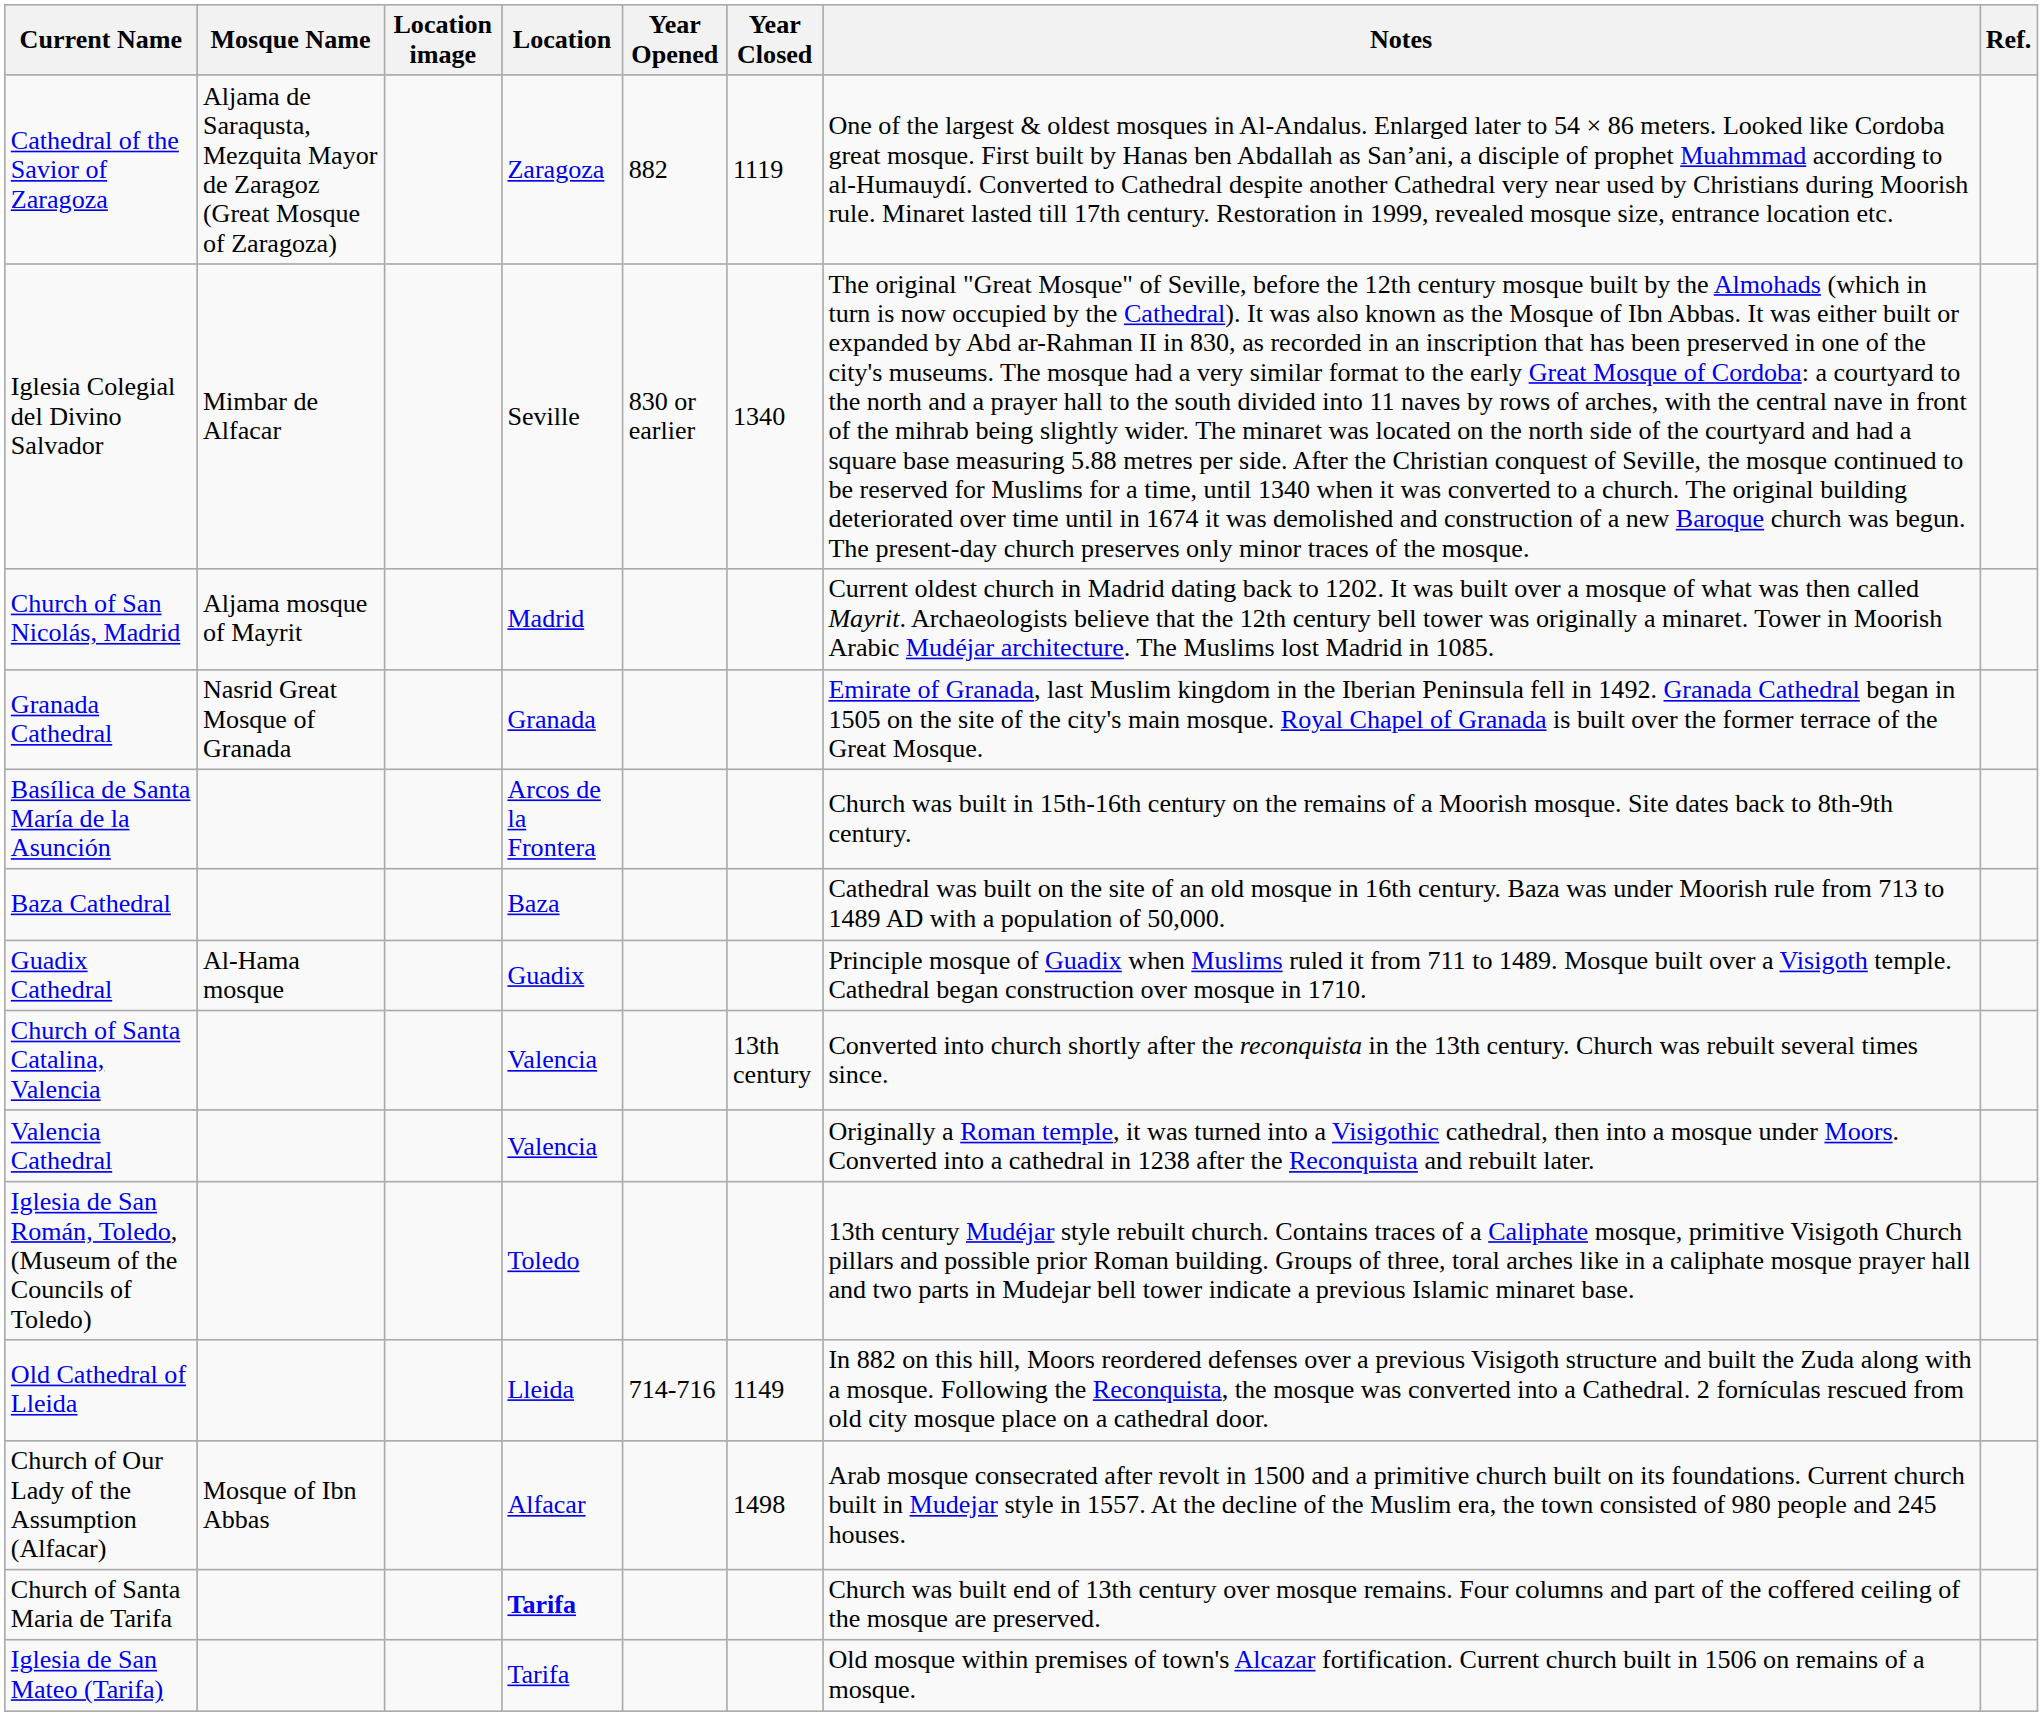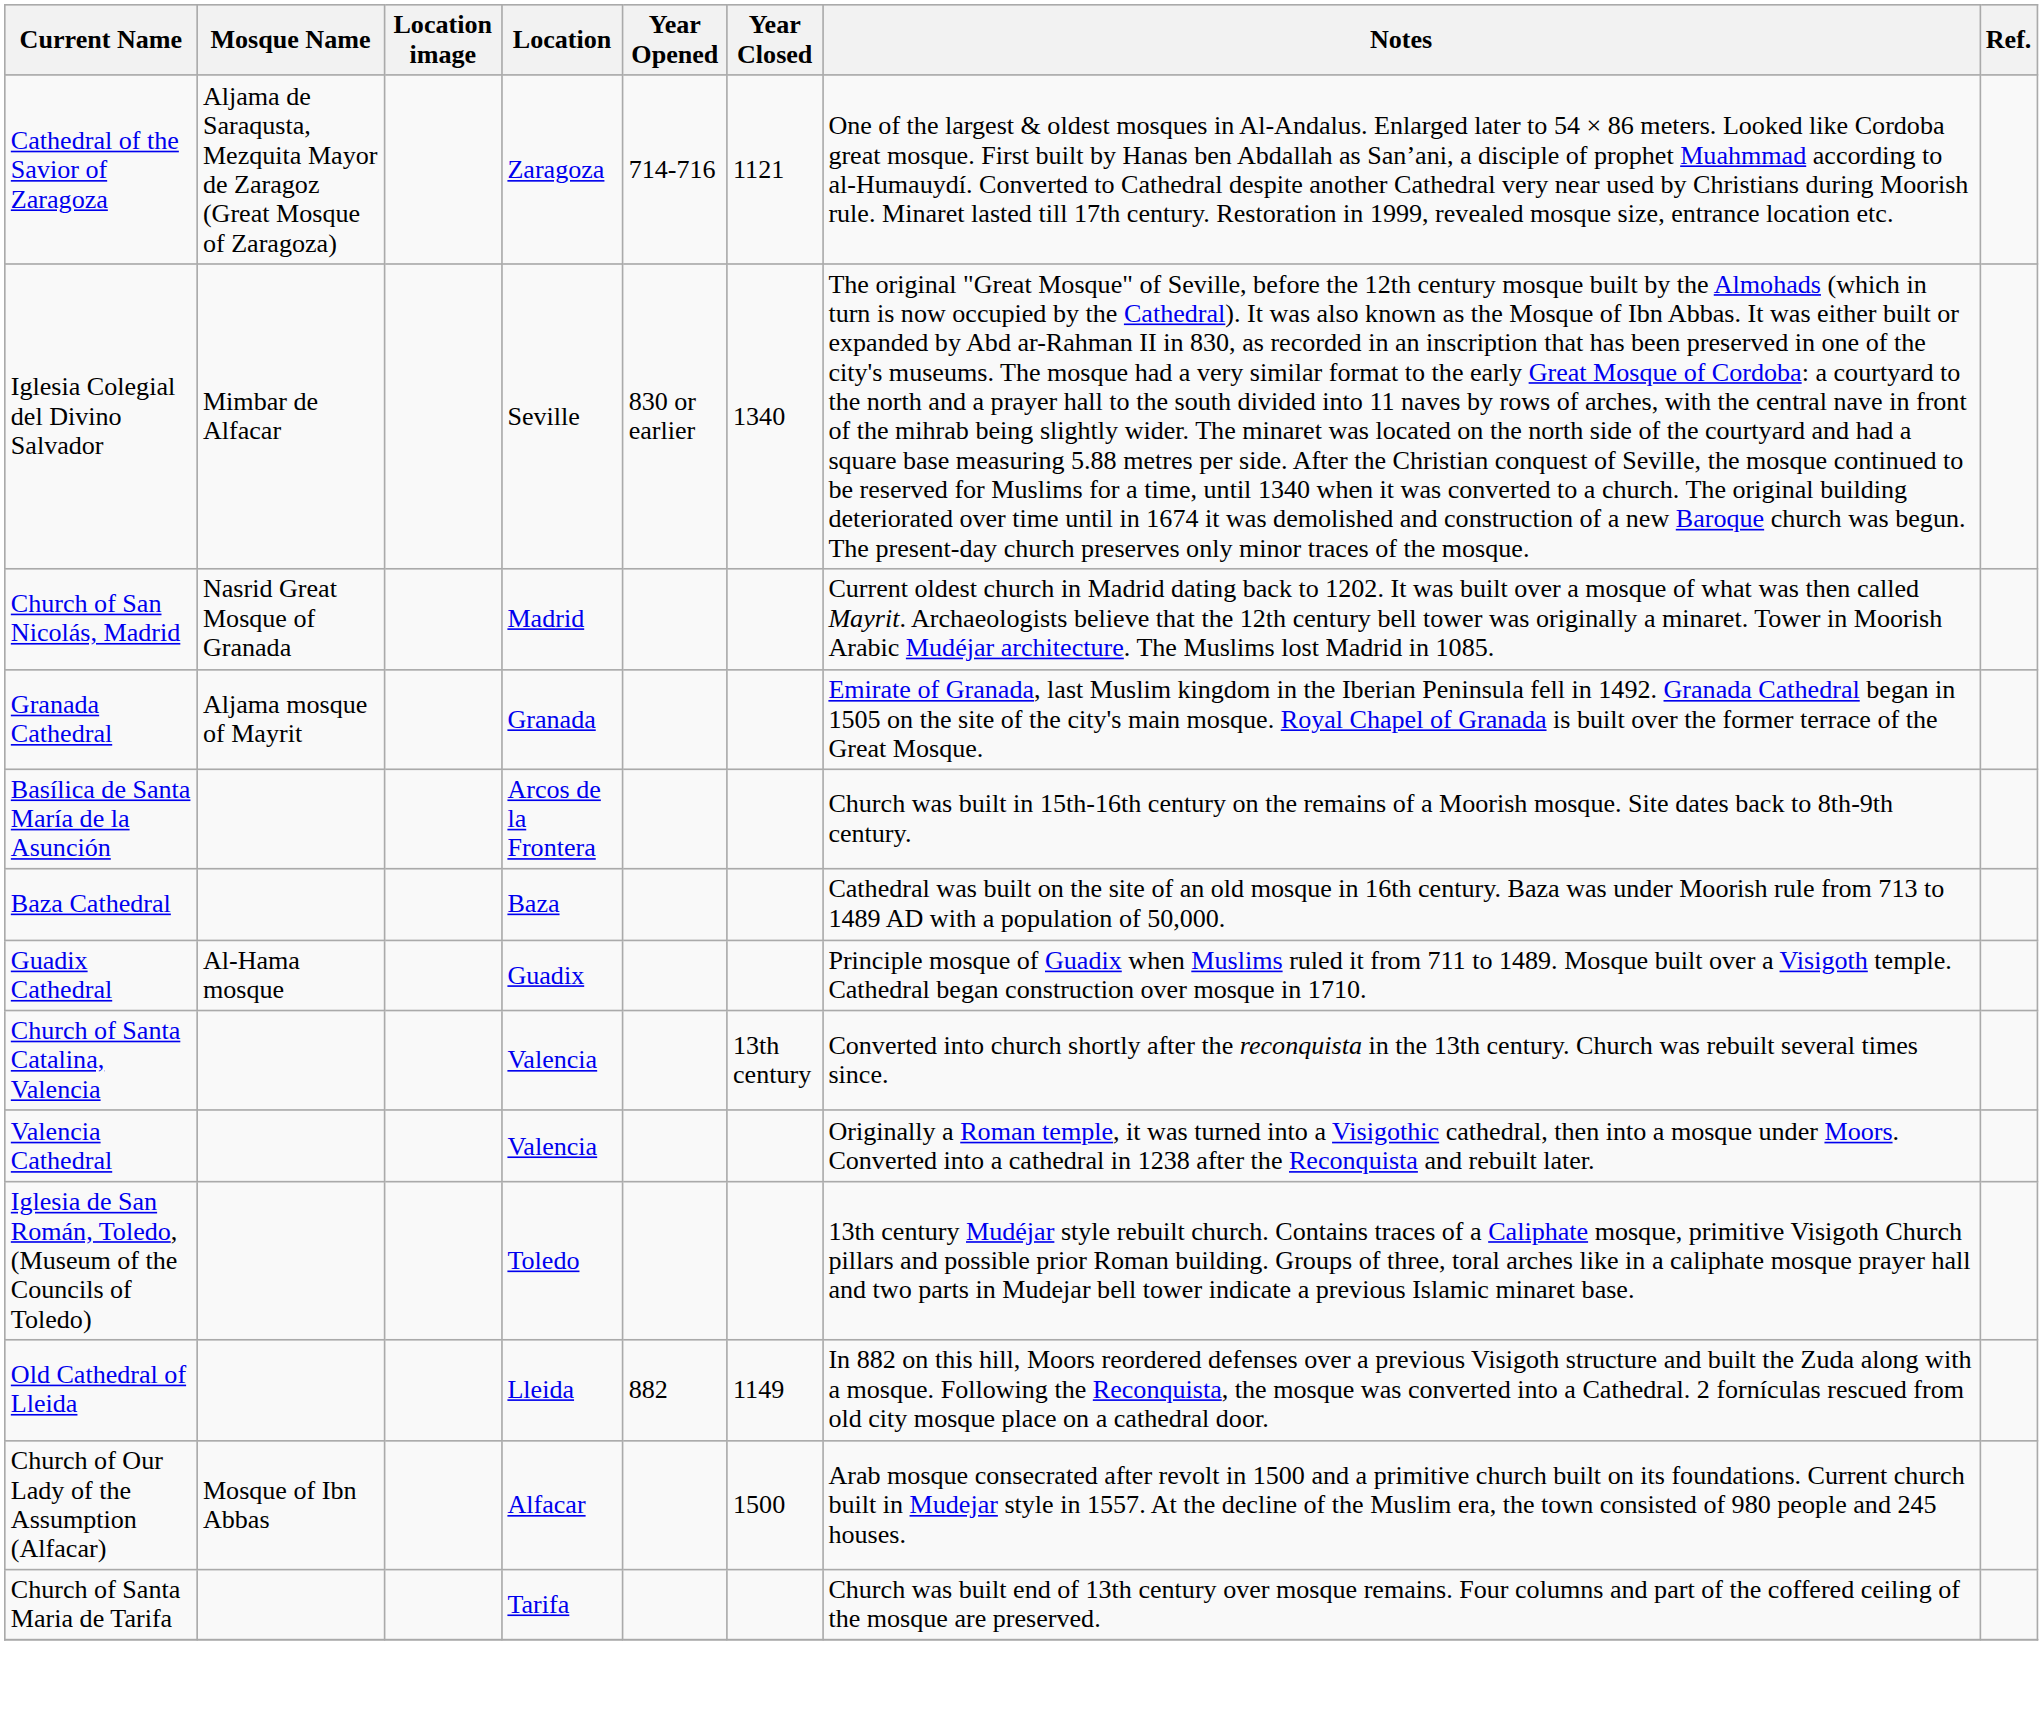(648, 169) 882 -> (672, 169) 714-716
(758, 169) 1119 -> (759, 169) 1121
(285, 618) Aljama mosque of Mayrit -> (270, 618) Nasrid Great Mosque of Granada
(270, 718) Nasrid Great Mosque of Granada -> (285, 718) Aljama mosque of Mayrit
(672, 1389) 714-716 -> (648, 1389) 882
(759, 1504) 1498 -> (759, 1504) 1500
(542, 1604) bold -> (538, 1604) normal
- row: (87, 1675)
